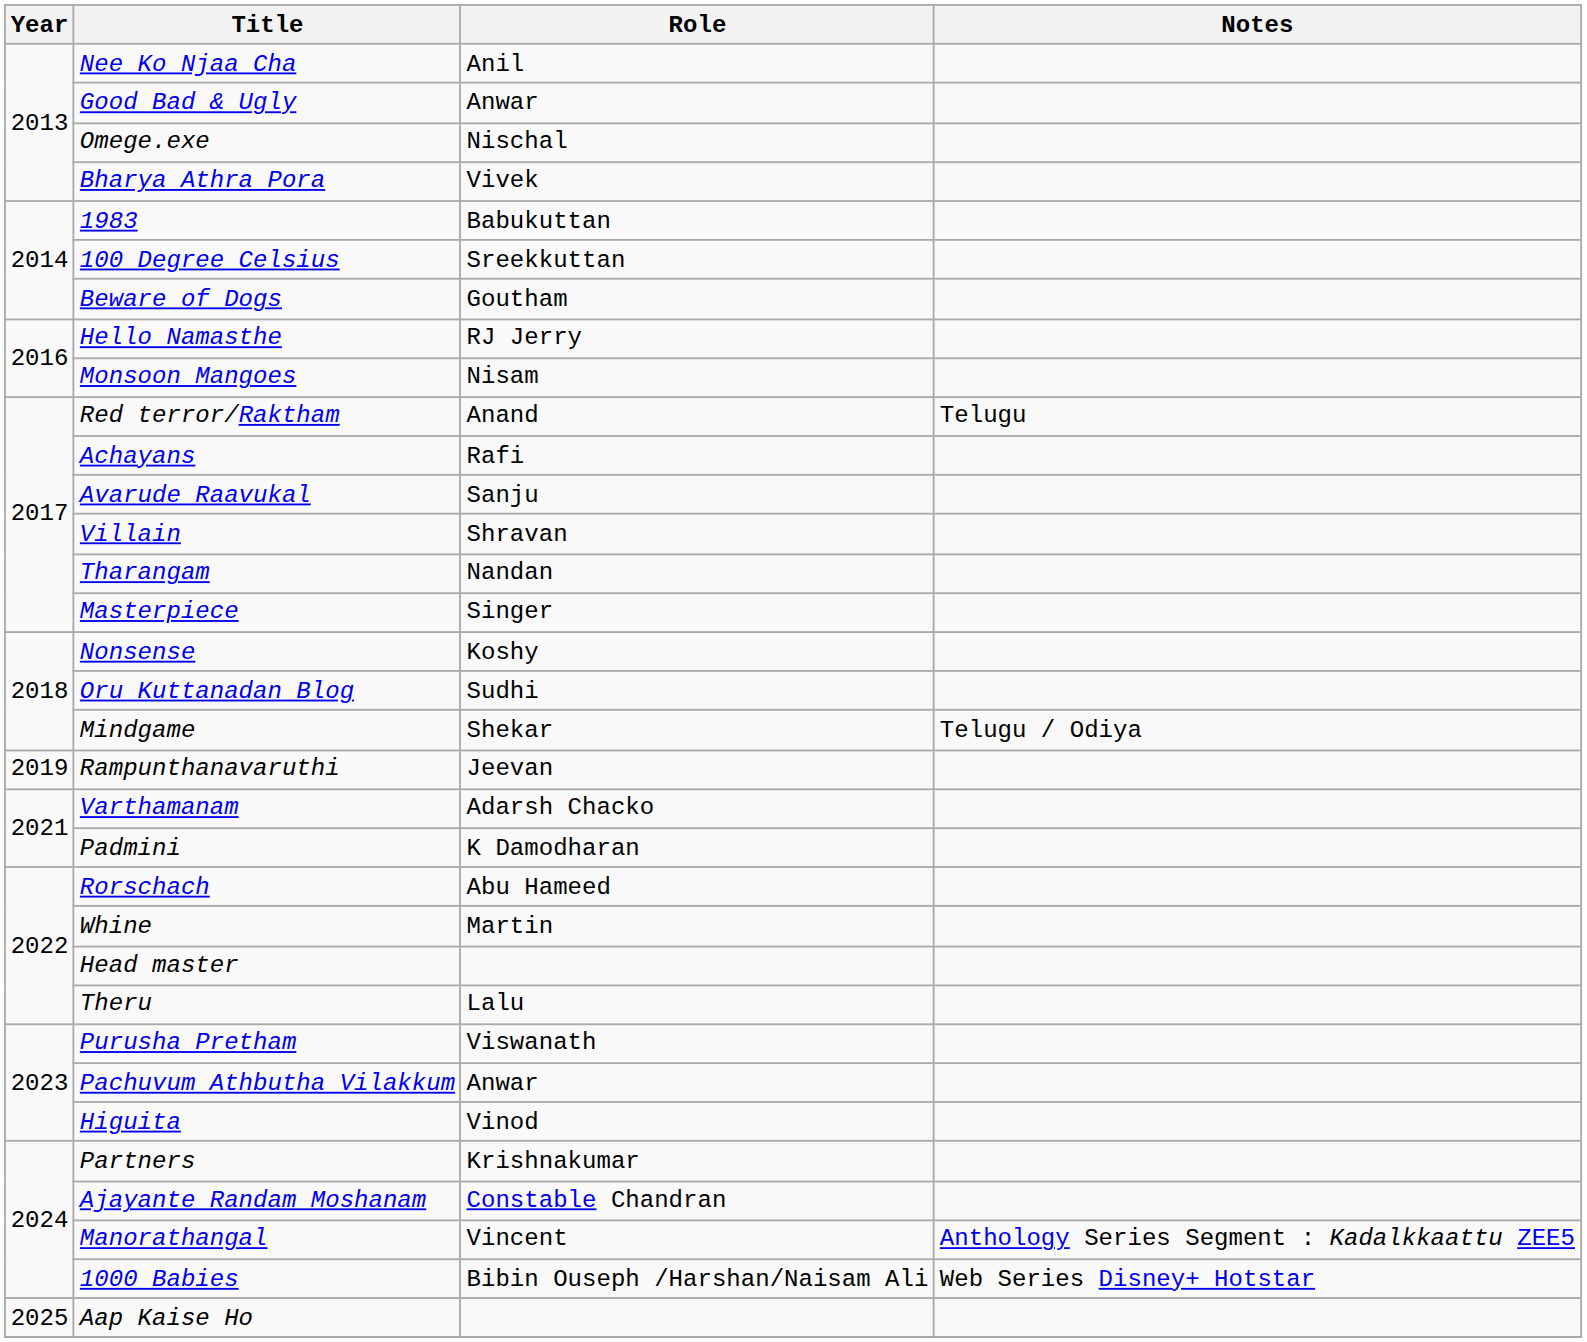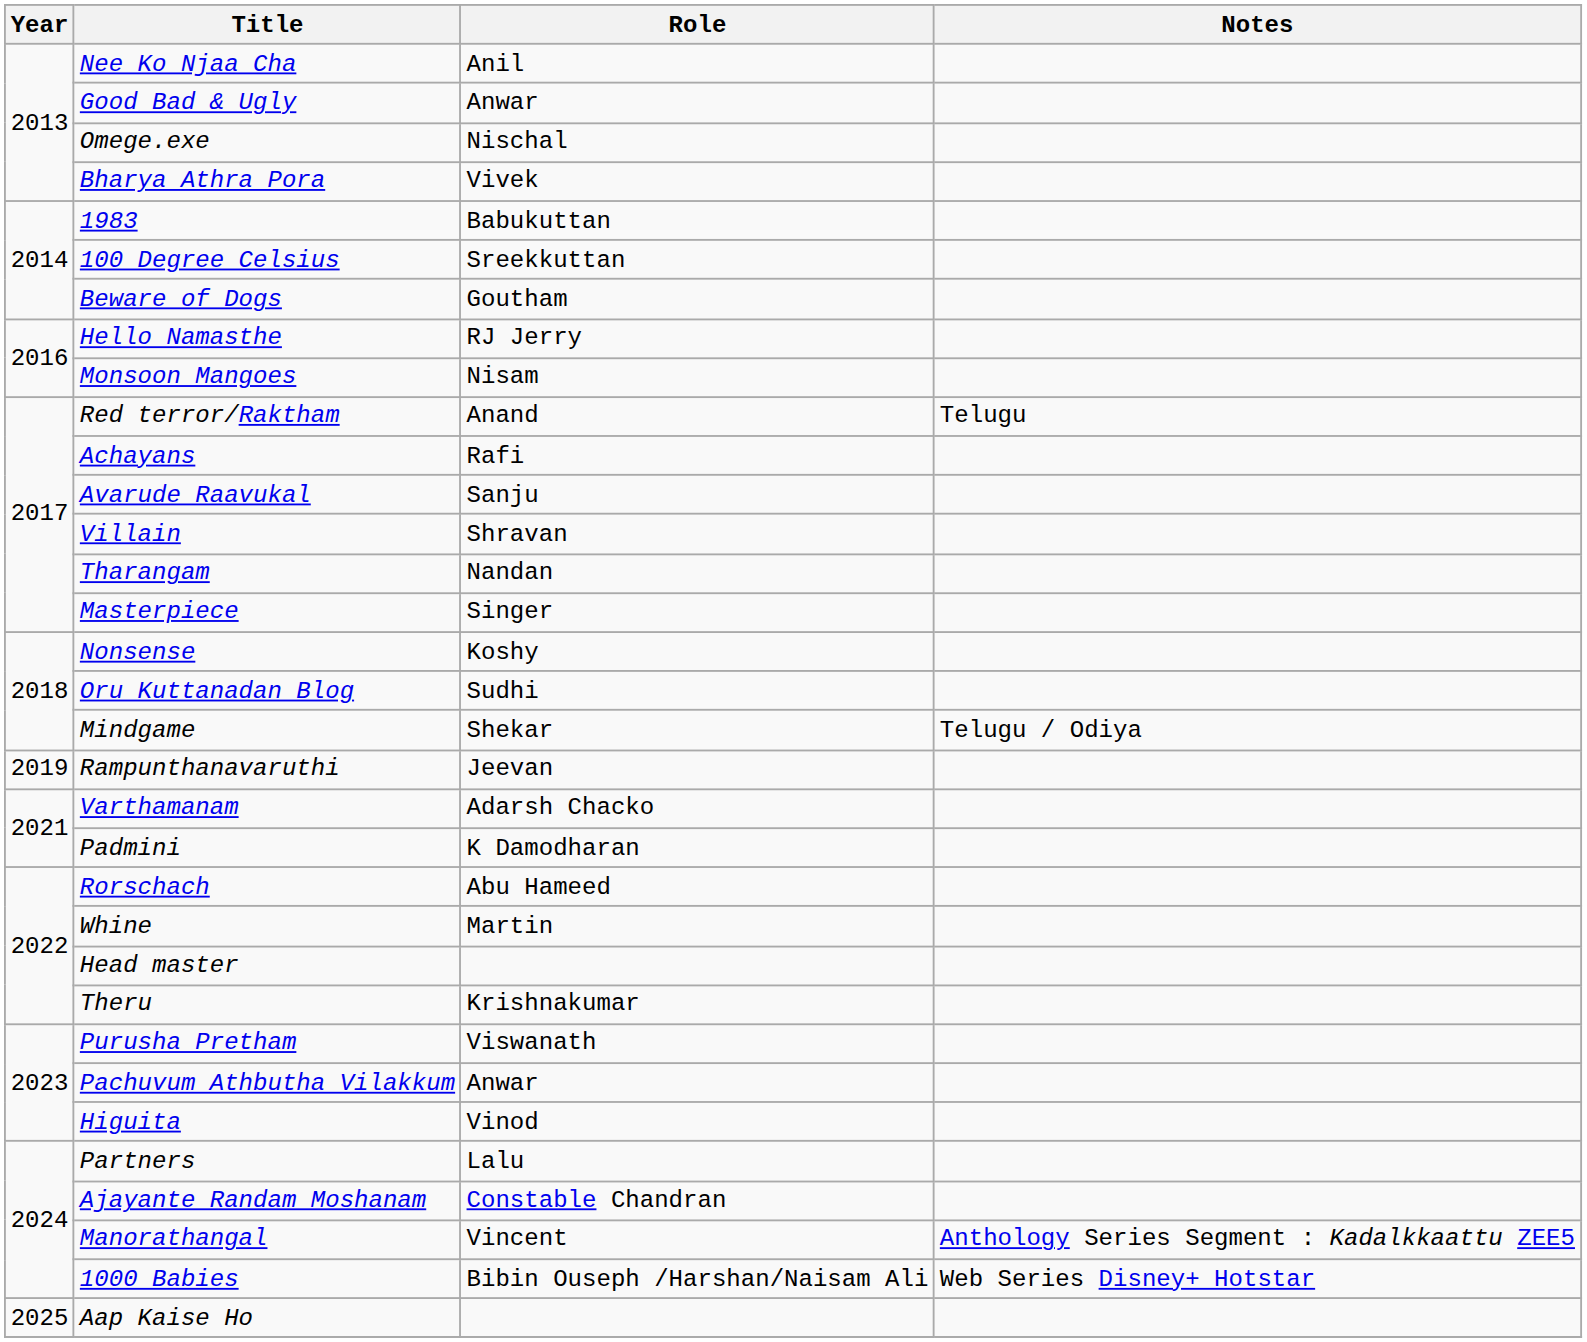(495, 1004) Lalu -> (553, 1004) Krishnakumar
(553, 1161) Krishnakumar -> (495, 1161) Lalu
